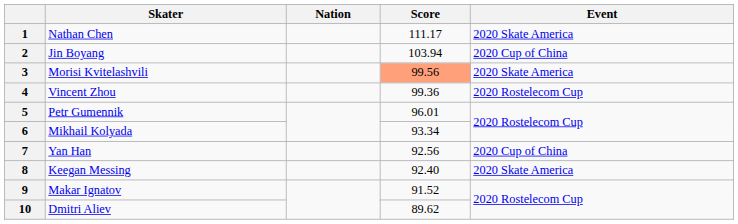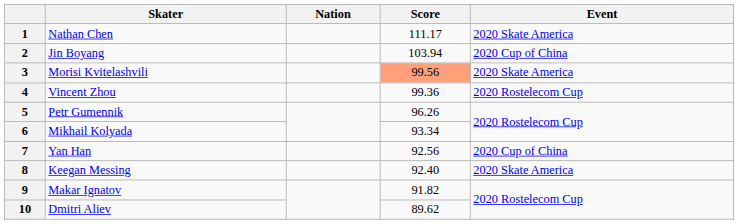(425, 111) 96.01 -> (425, 111) 96.26
(425, 190) 91.52 -> (425, 190) 91.82
